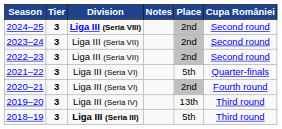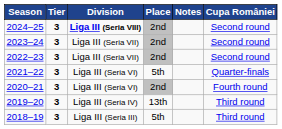columns swapped: (189, 12) <-> (159, 12)
(105, 117) bold -> (105, 117) normal
